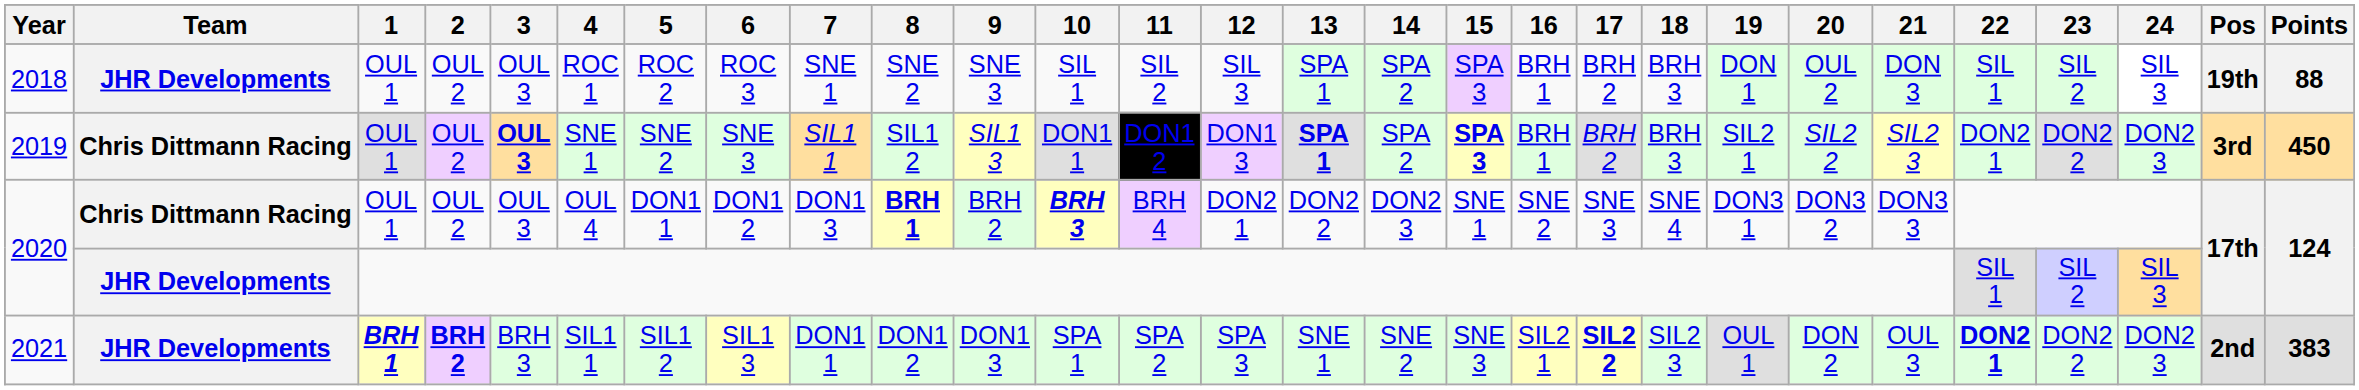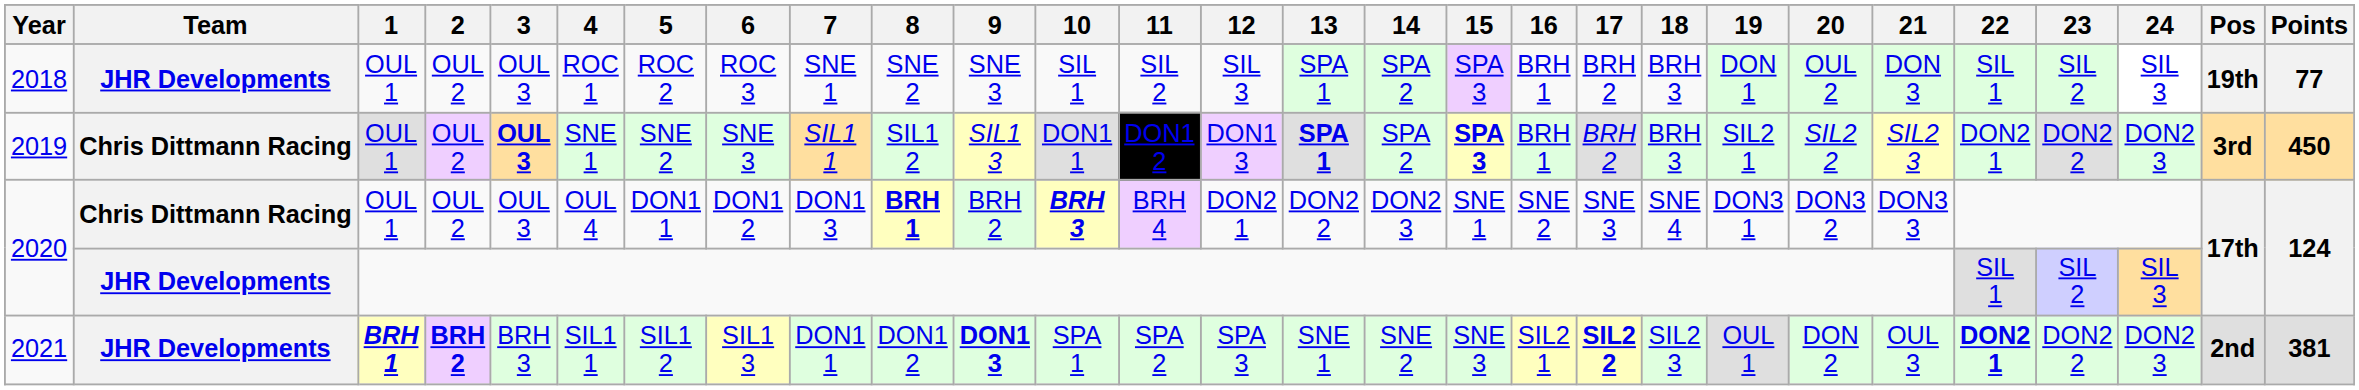(2309, 78) 88 -> (2309, 78) 77
(995, 349) normal -> (995, 349) bold
(2309, 349) 383 -> (2309, 349) 381
